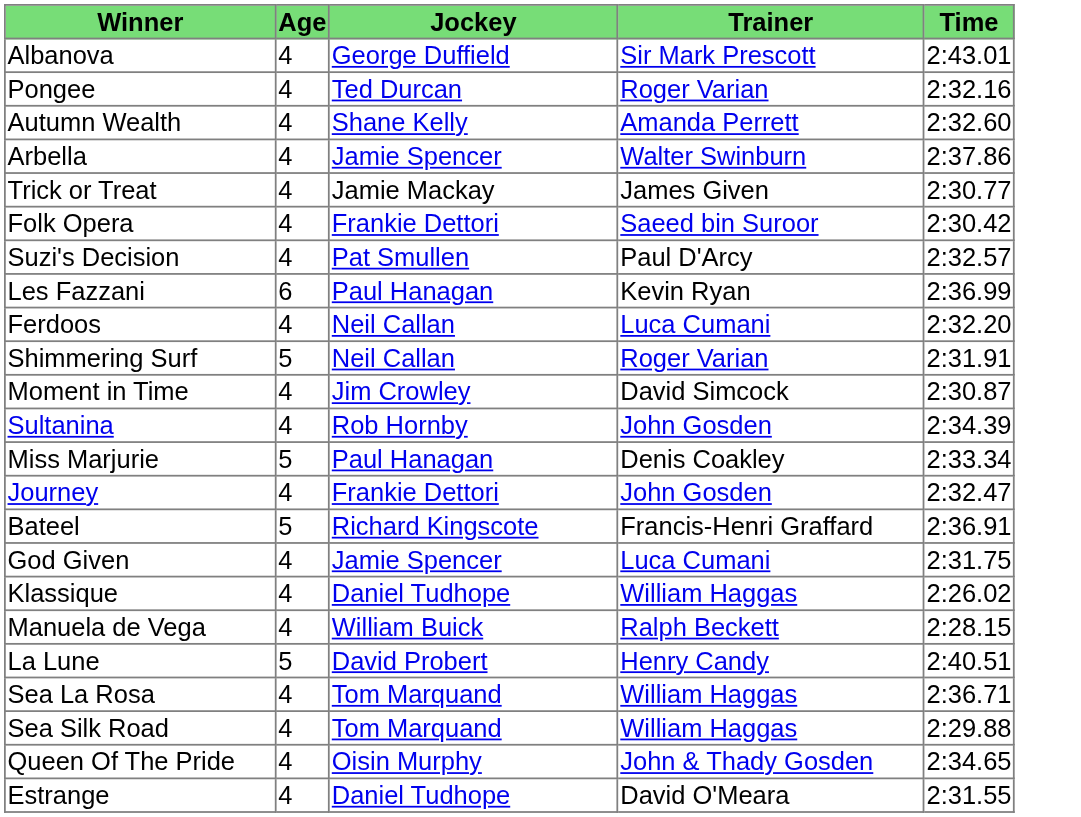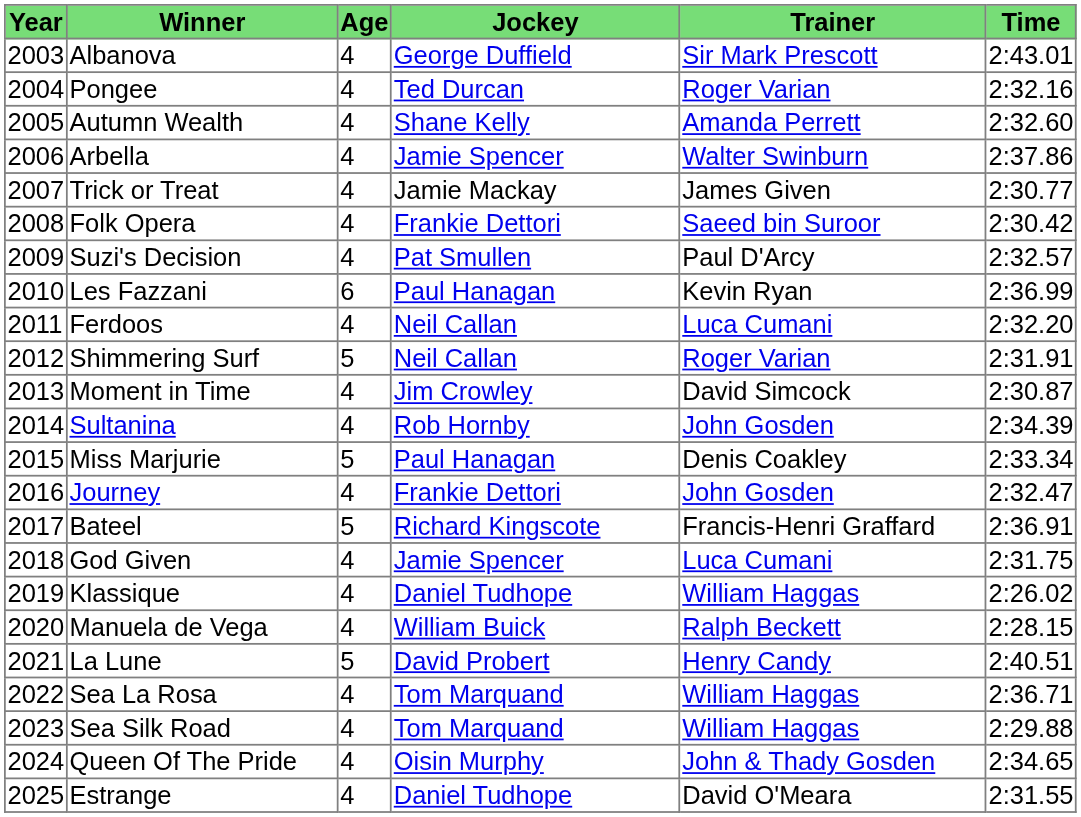+ column: (36, 22)
